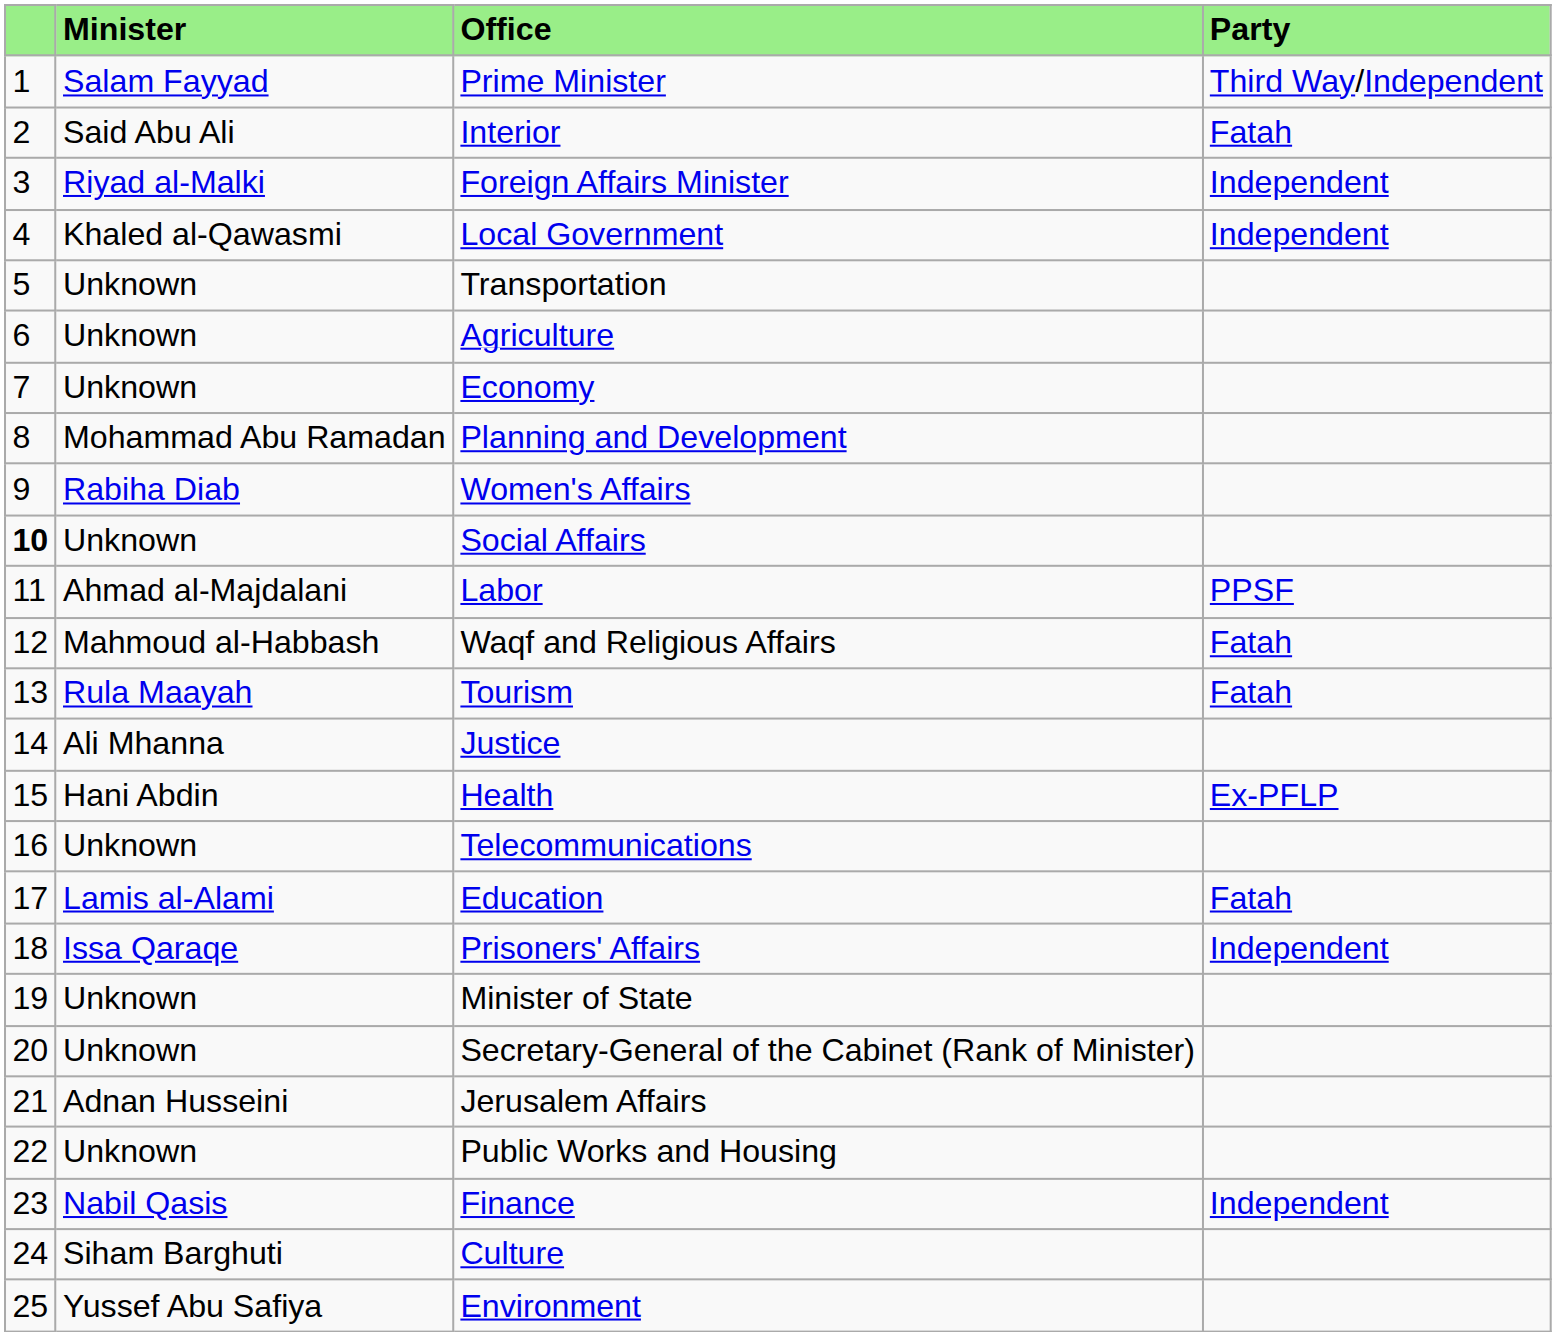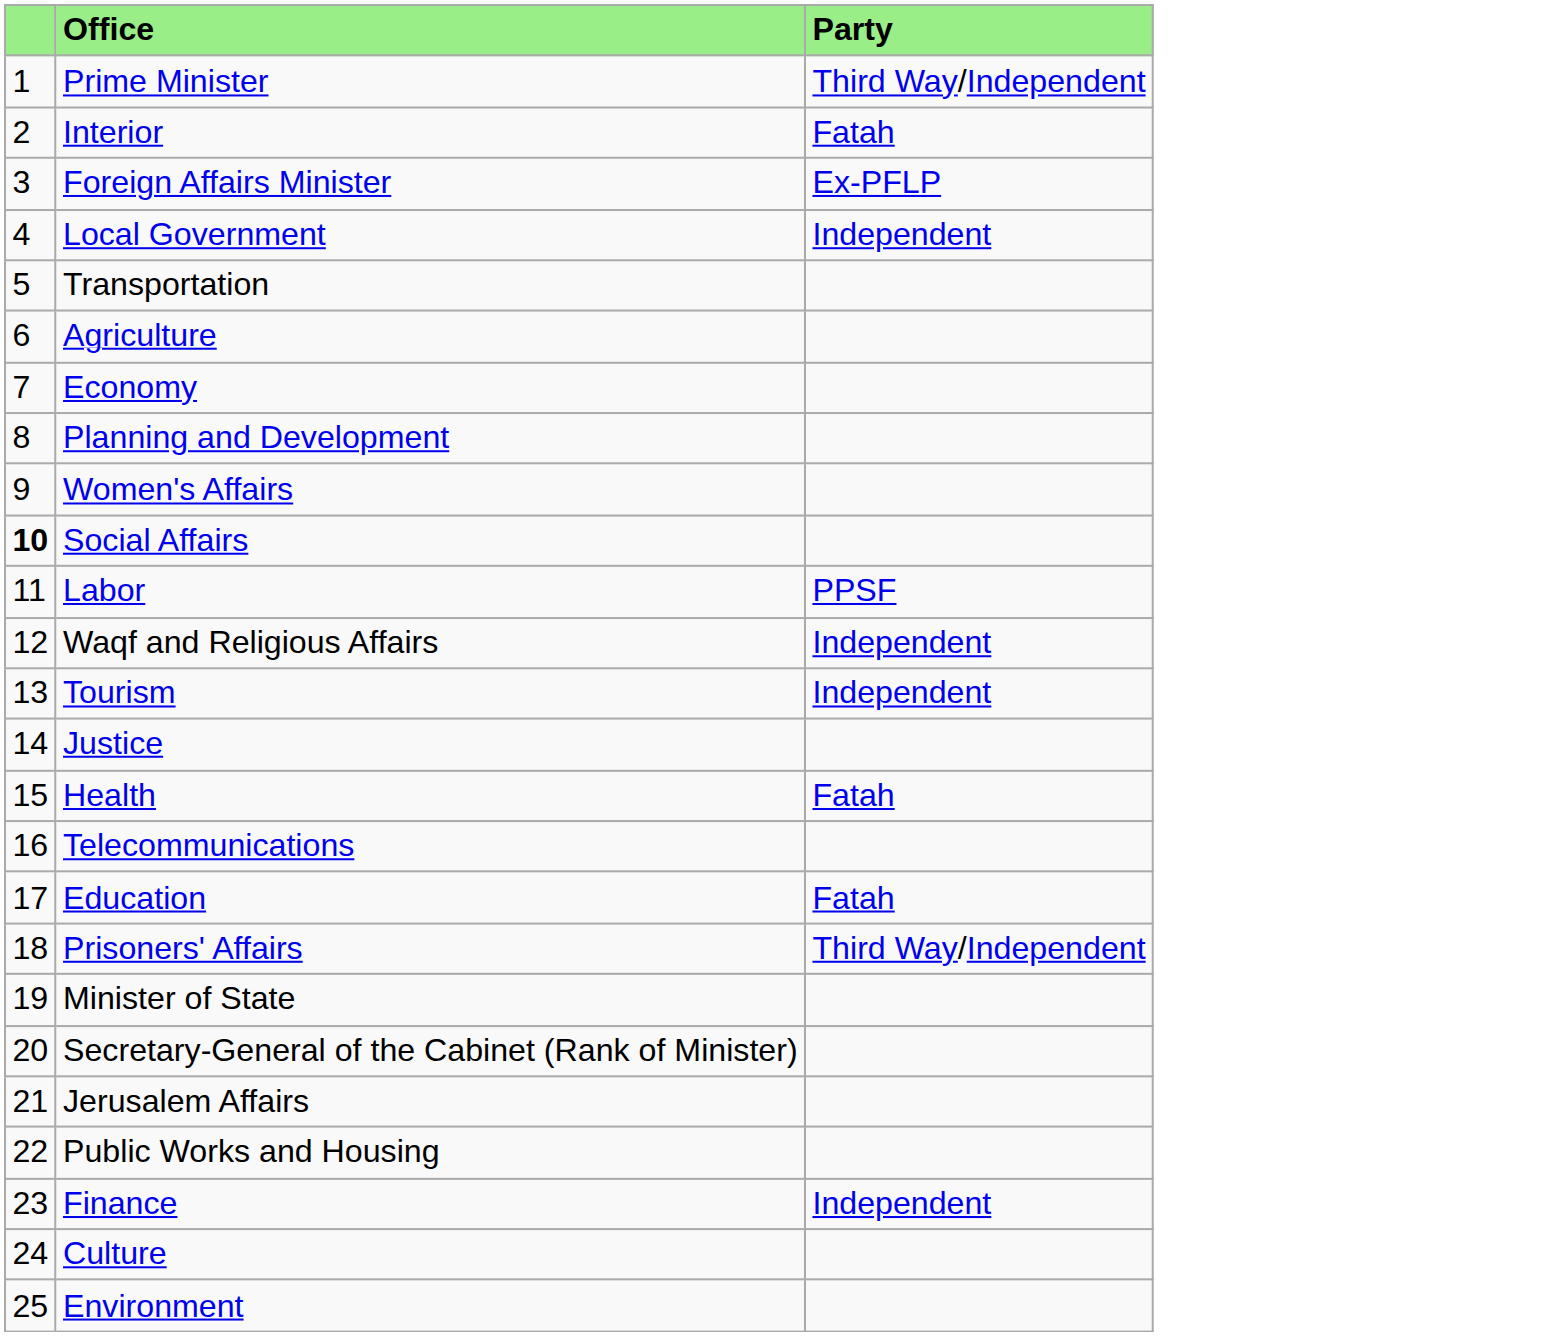- column: (125, 30)
(1299, 183) Independent -> (877, 183) Ex-PFLP
(1251, 642) Fatah -> (902, 642) Independent
(1251, 693) Fatah -> (902, 693) Independent
(1274, 795) Ex-PFLP -> (854, 795) Fatah
(1299, 948) Independent -> (979, 948) Third Way/Independent
